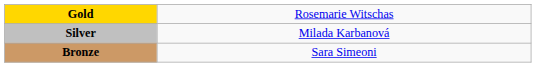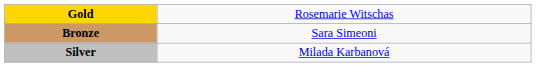rows swapped: (81, 33) <-> (81, 52)
